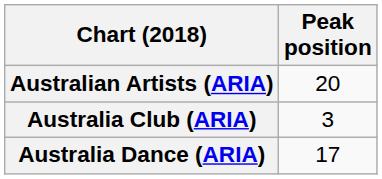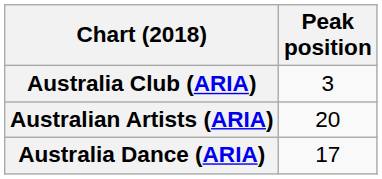rows swapped: (142, 83) <-> (142, 119)
